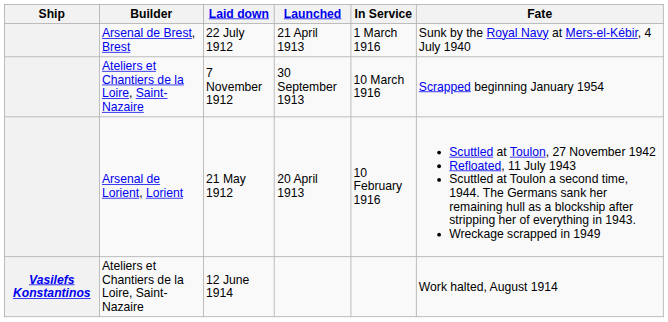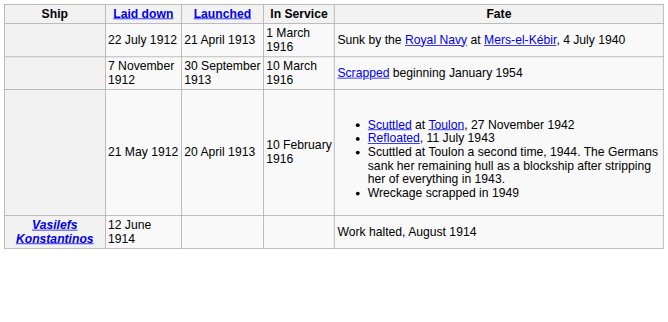- column: (151, 14)
